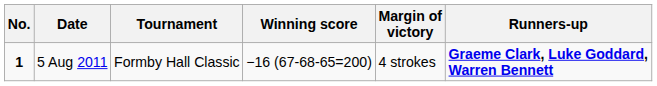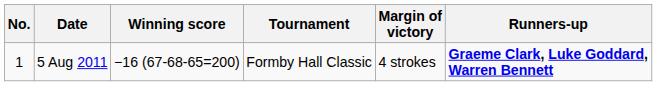columns swapped: (177, 24) <-> (309, 24)
(19, 62) bold -> (19, 62) normal
